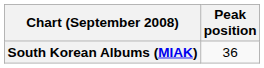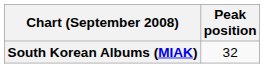(230, 52) 36 -> (230, 52) 32
